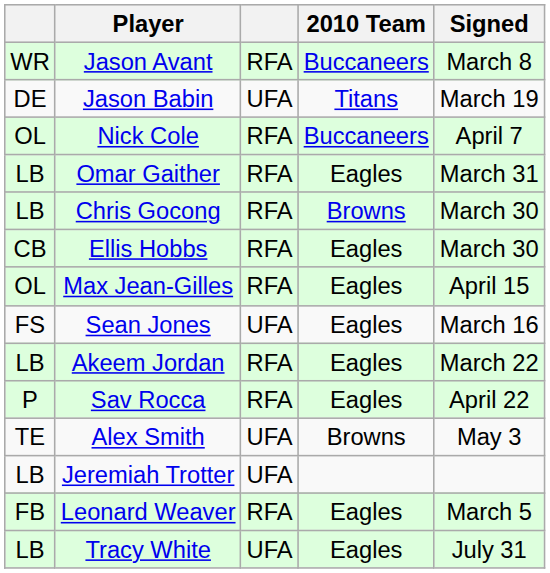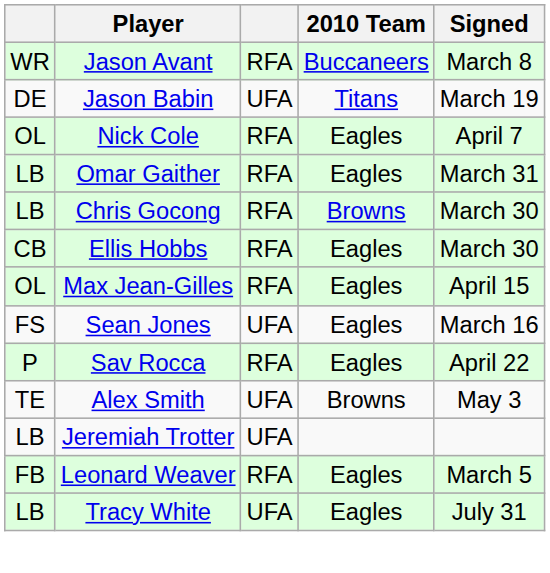(366, 136) Buccaneers -> (366, 136) Eagles
- row: (148, 362)
